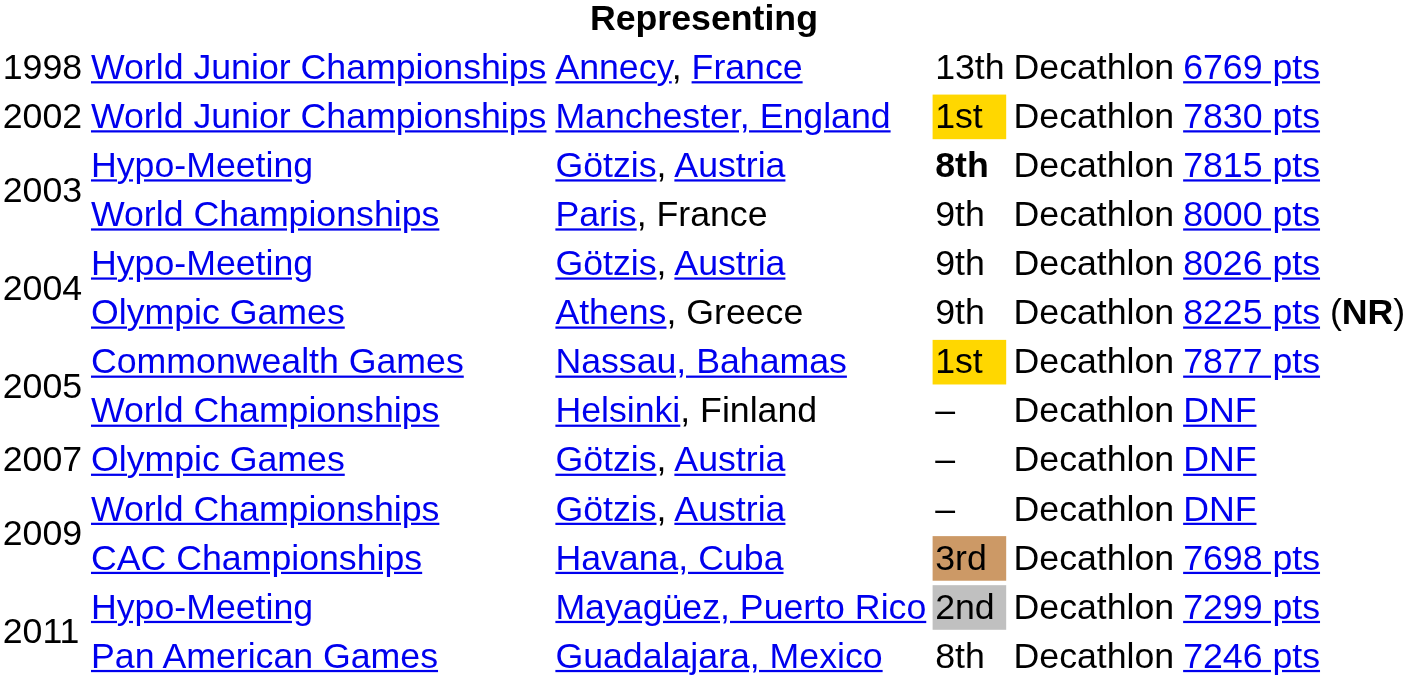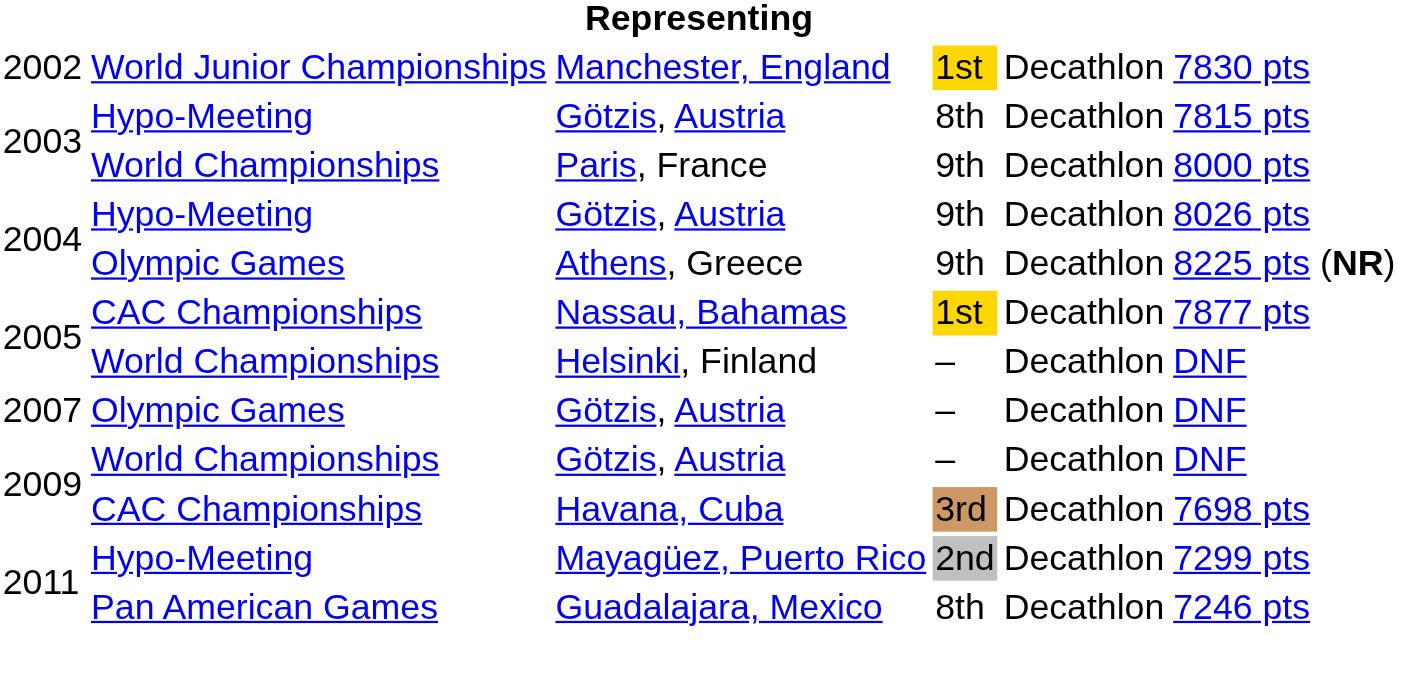- row: (42, 67)
(962, 165) bold -> (960, 116) normal
(277, 361) Commonwealth Games -> (257, 312) CAC Championships
